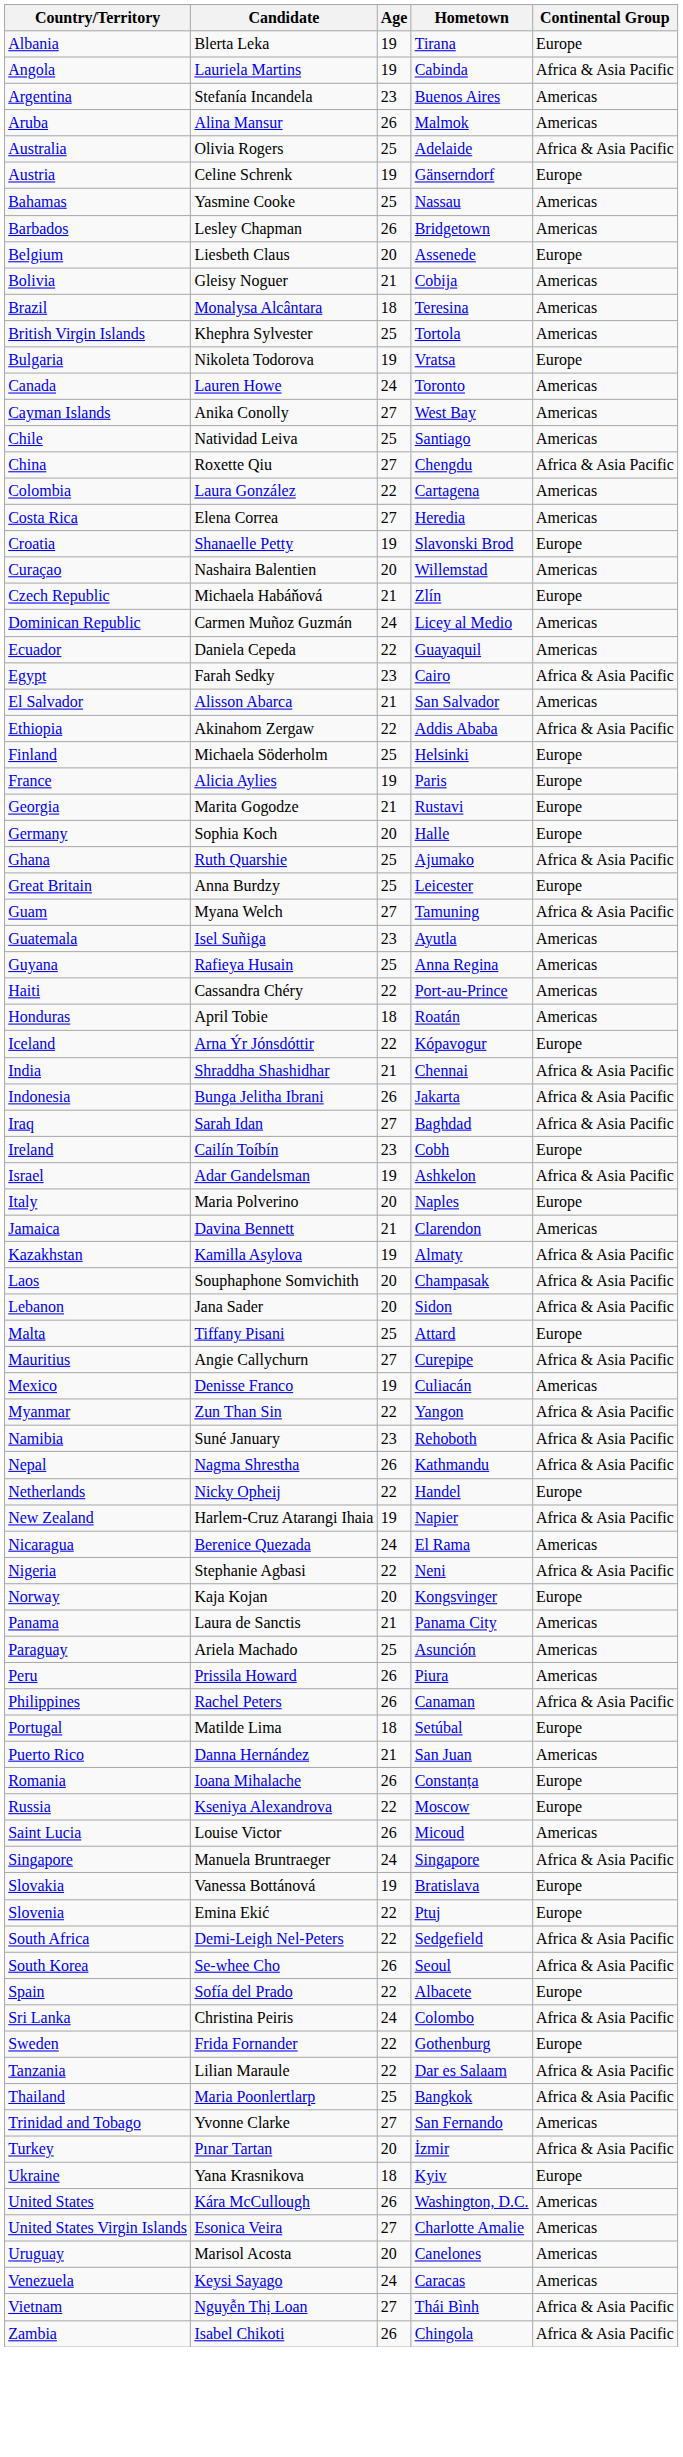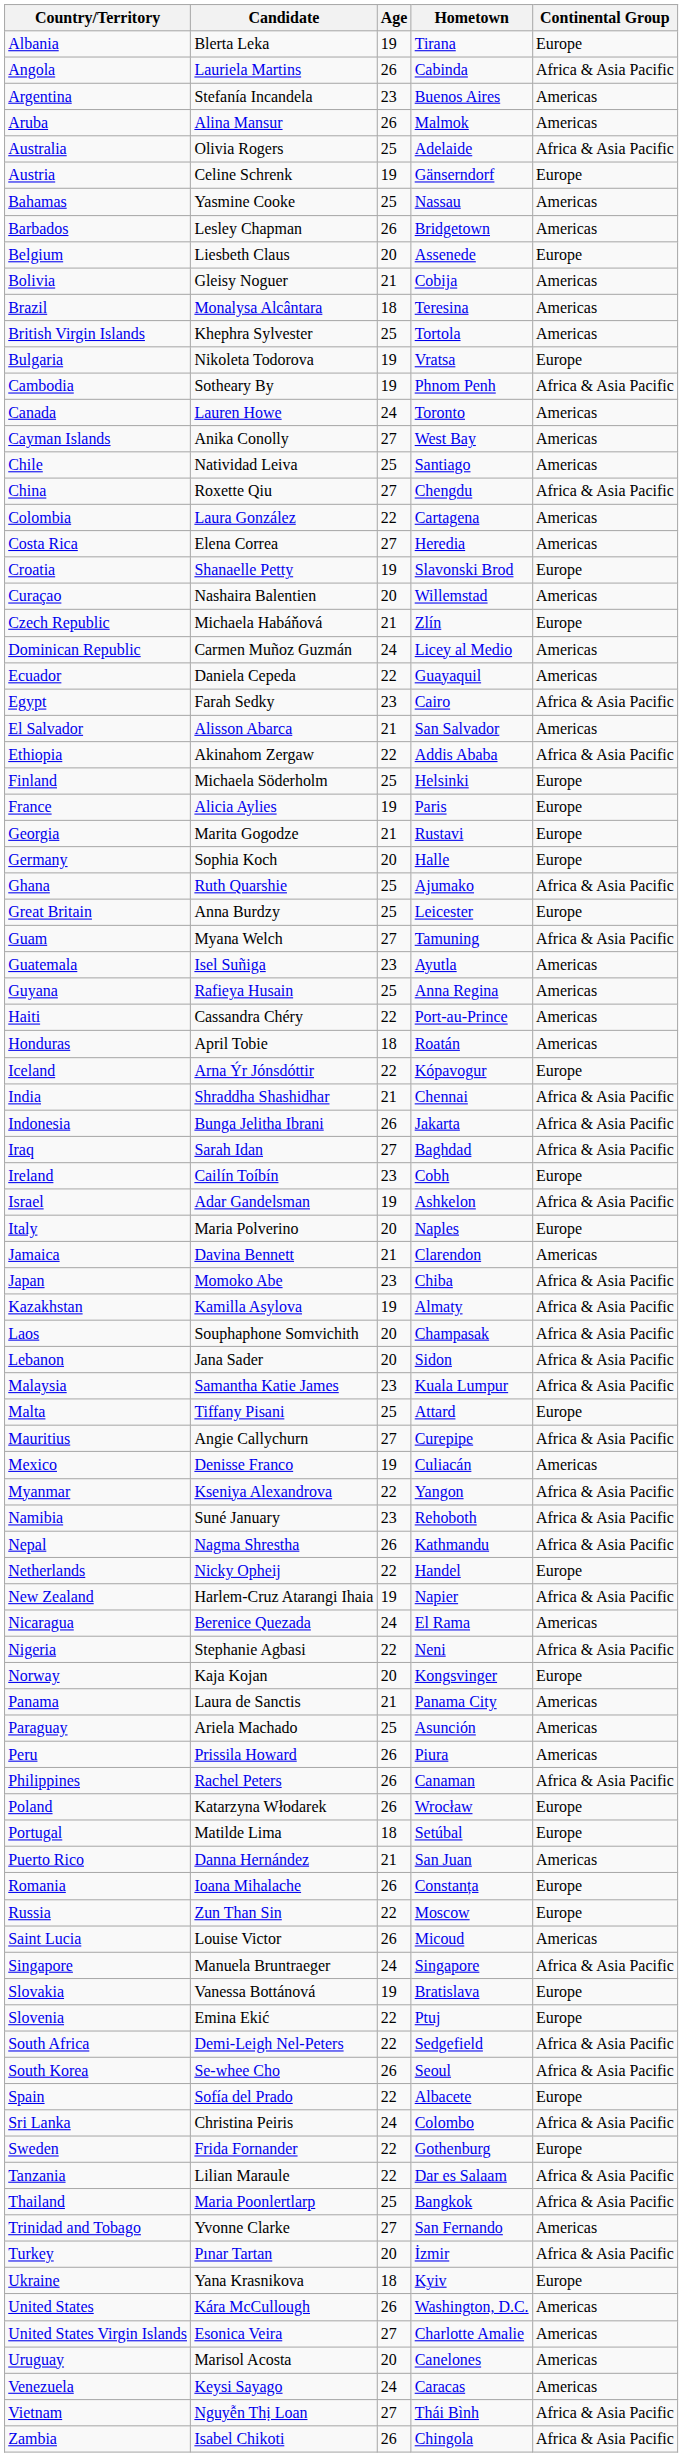(389, 70) 19 -> (389, 70) 26
+ row: (41, 386)
+ row: (26, 1280)
+ row: (37, 1386)
(238, 1412) Zun Than Sin -> (263, 1491) Kseniya Alexandrova
+ row: (30, 1807)
(263, 1807) Kseniya Alexandrova -> (238, 1912) Zun Than Sin
